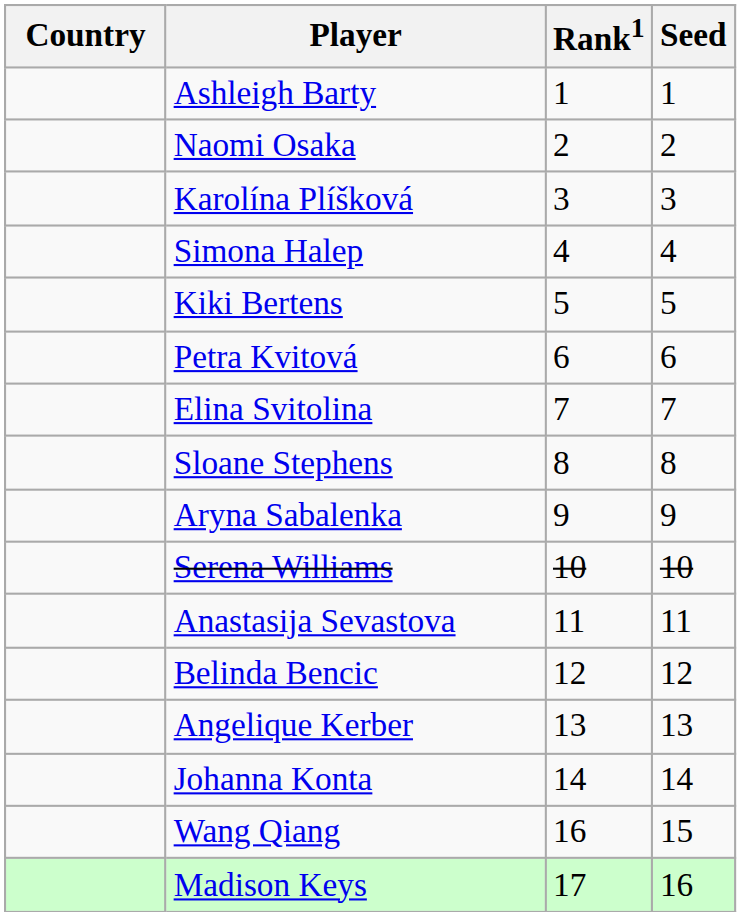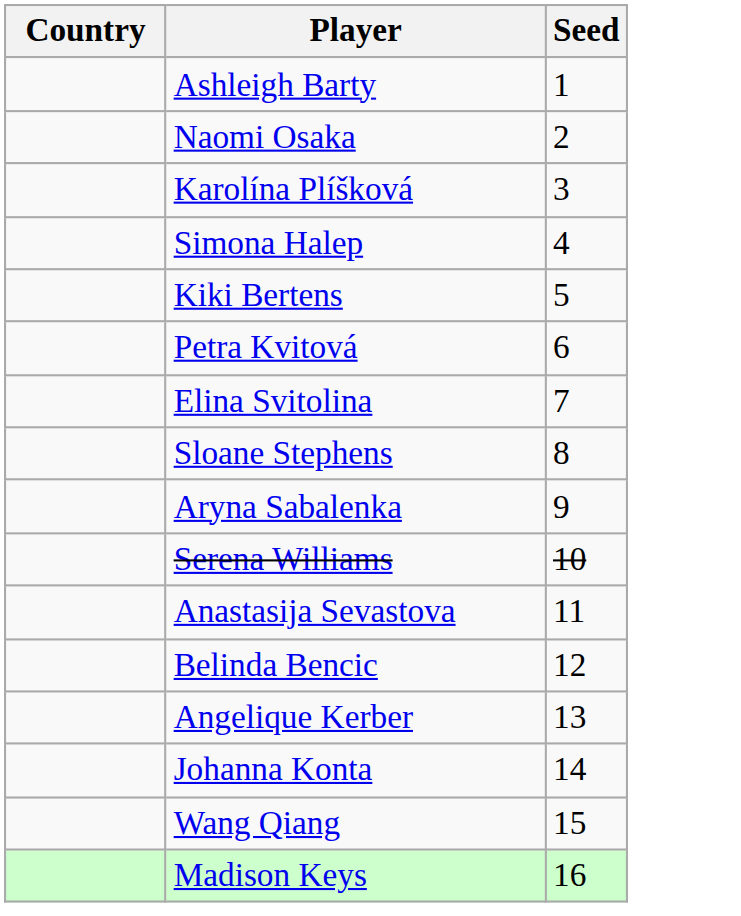- column: (599, 35)
